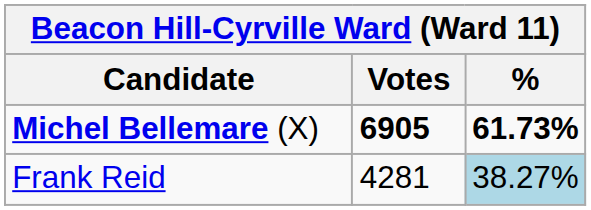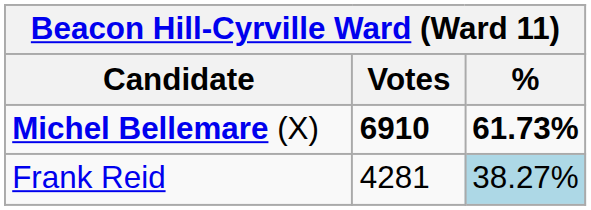(395, 128) 6905 -> (395, 128) 6910
